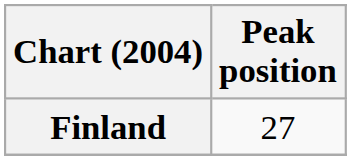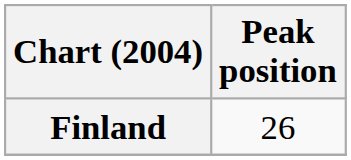(278, 126) 27 -> (278, 126) 26
